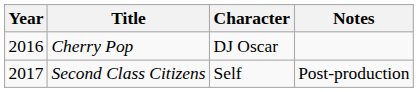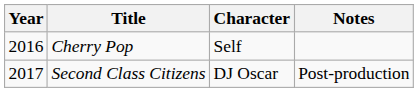(246, 45) DJ Oscar -> (228, 45) Self
(228, 73) Self -> (246, 73) DJ Oscar
